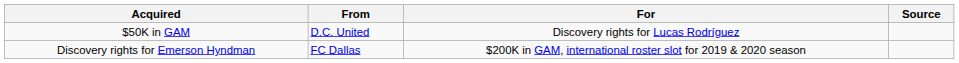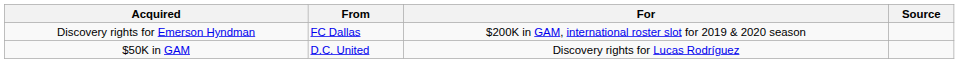rows swapped: (156, 32) <-> (156, 50)
